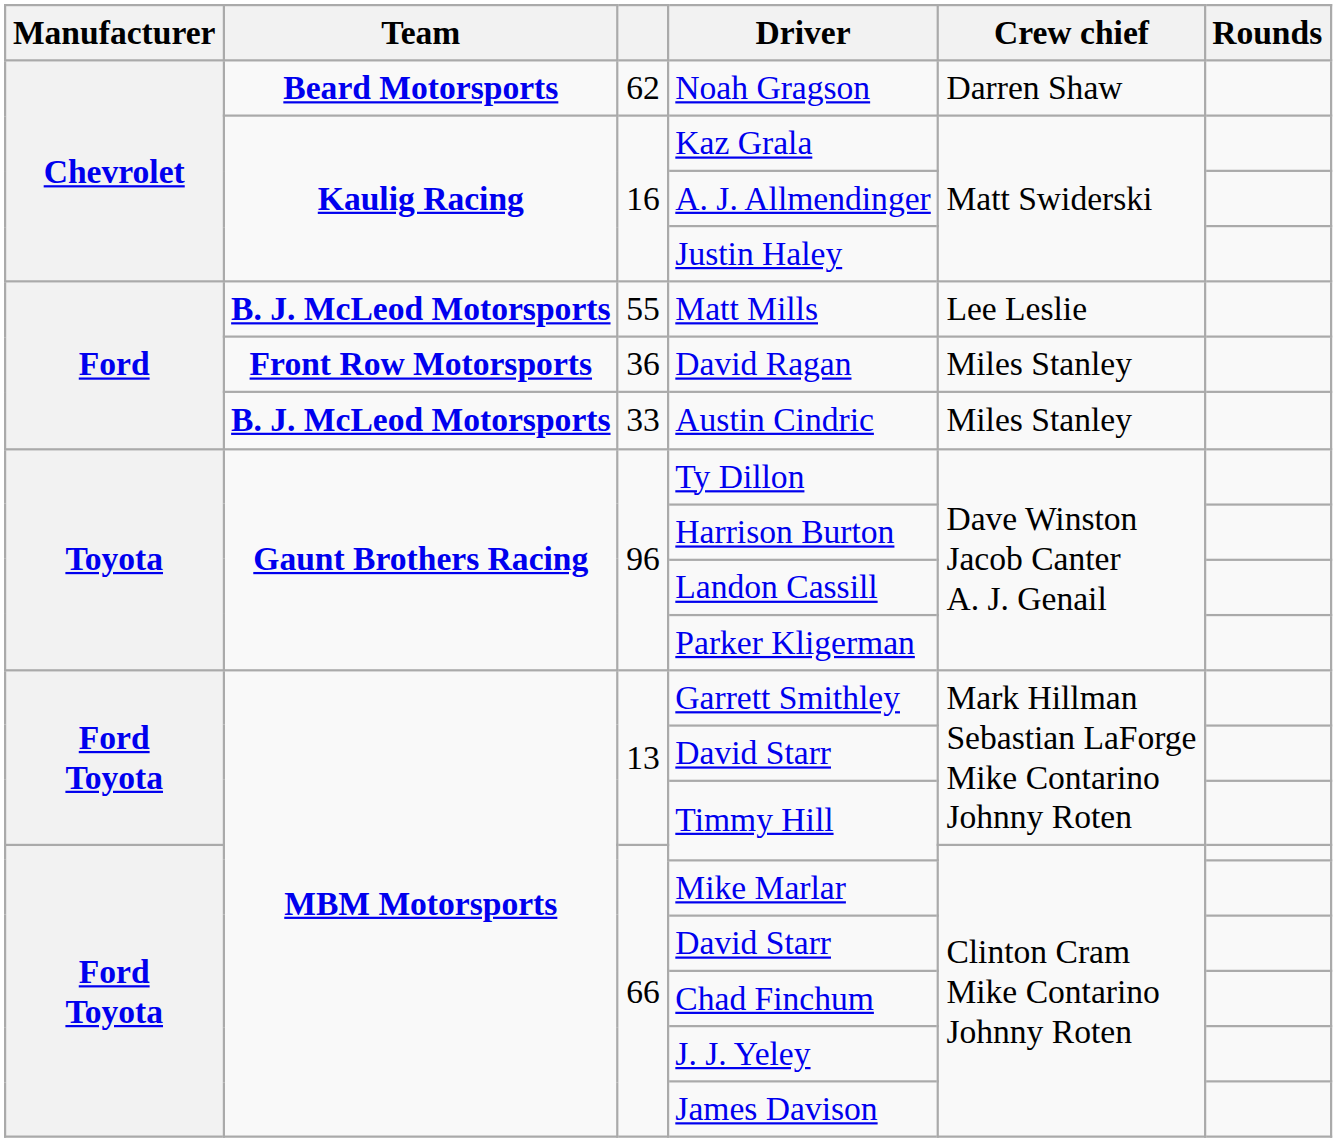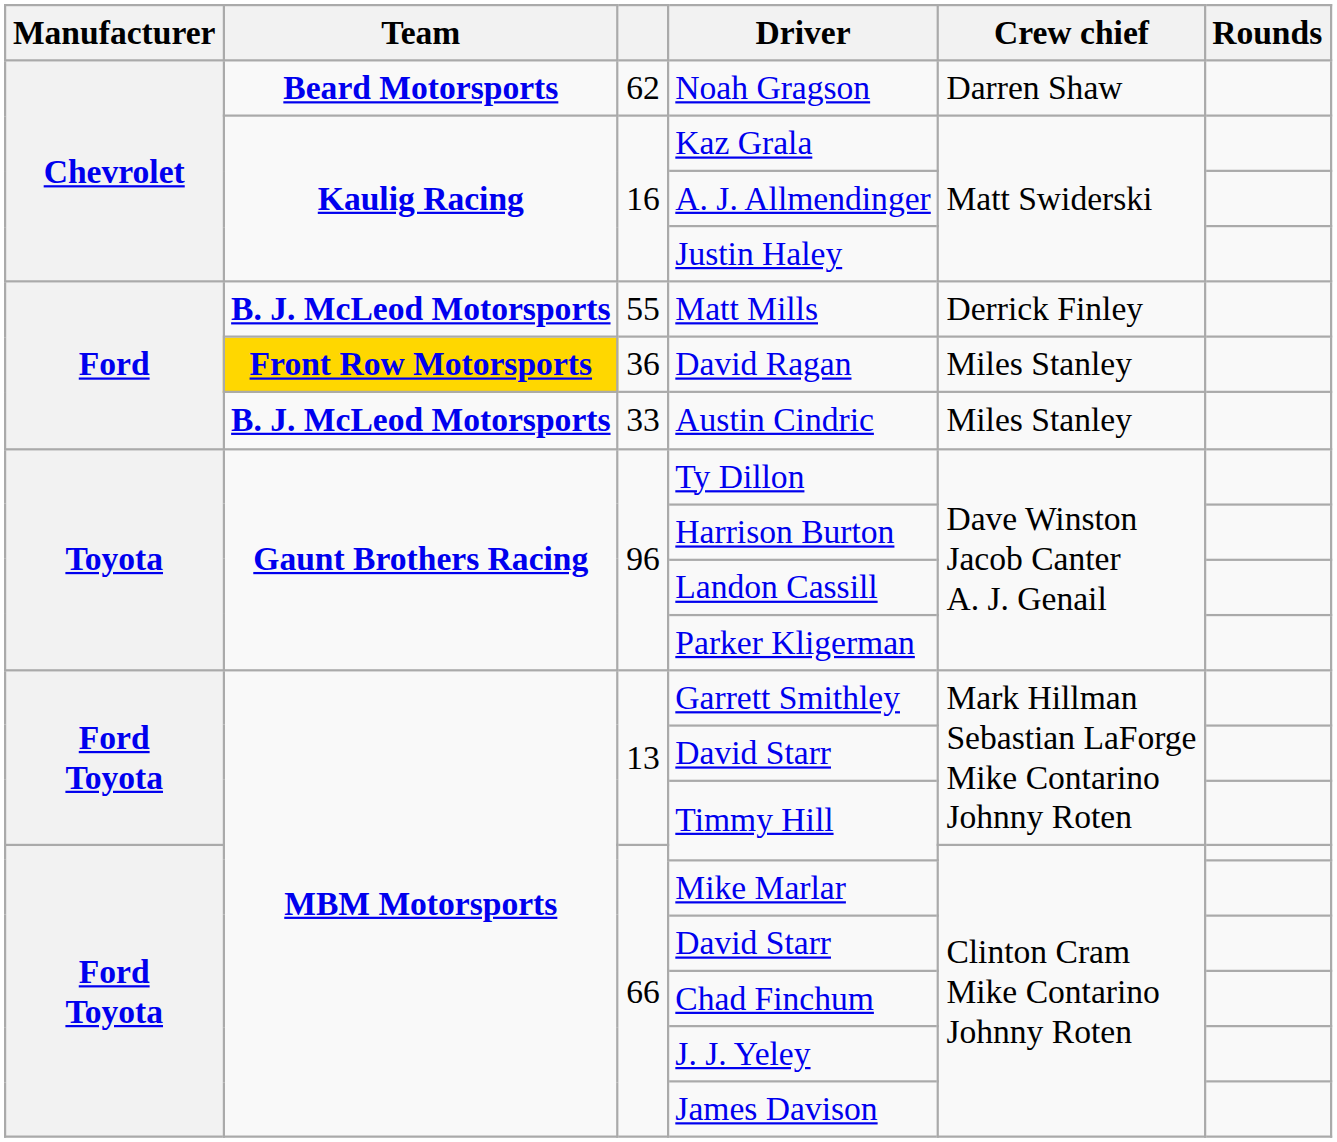(1017, 309) Lee Leslie -> (1045, 309) Derrick Finley
(421, 364) no background -> (421, 364) gold background
